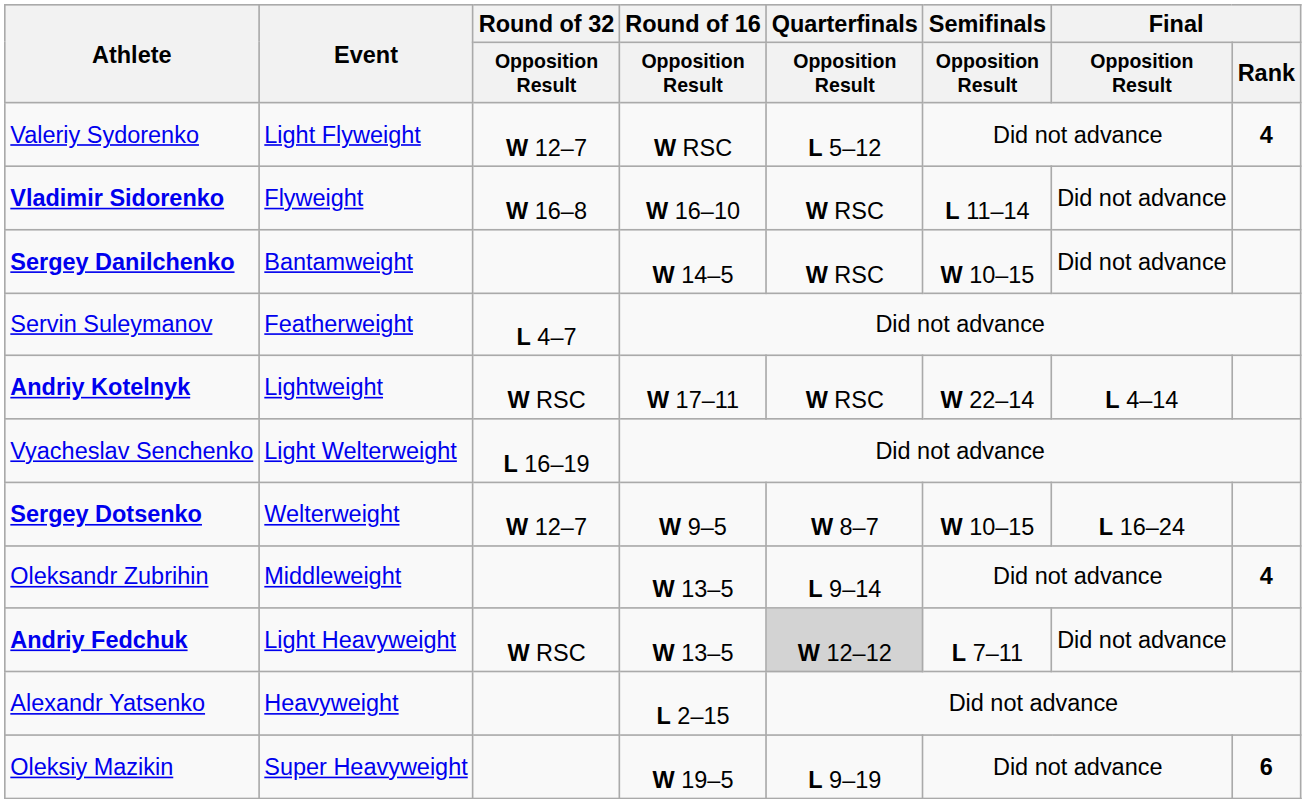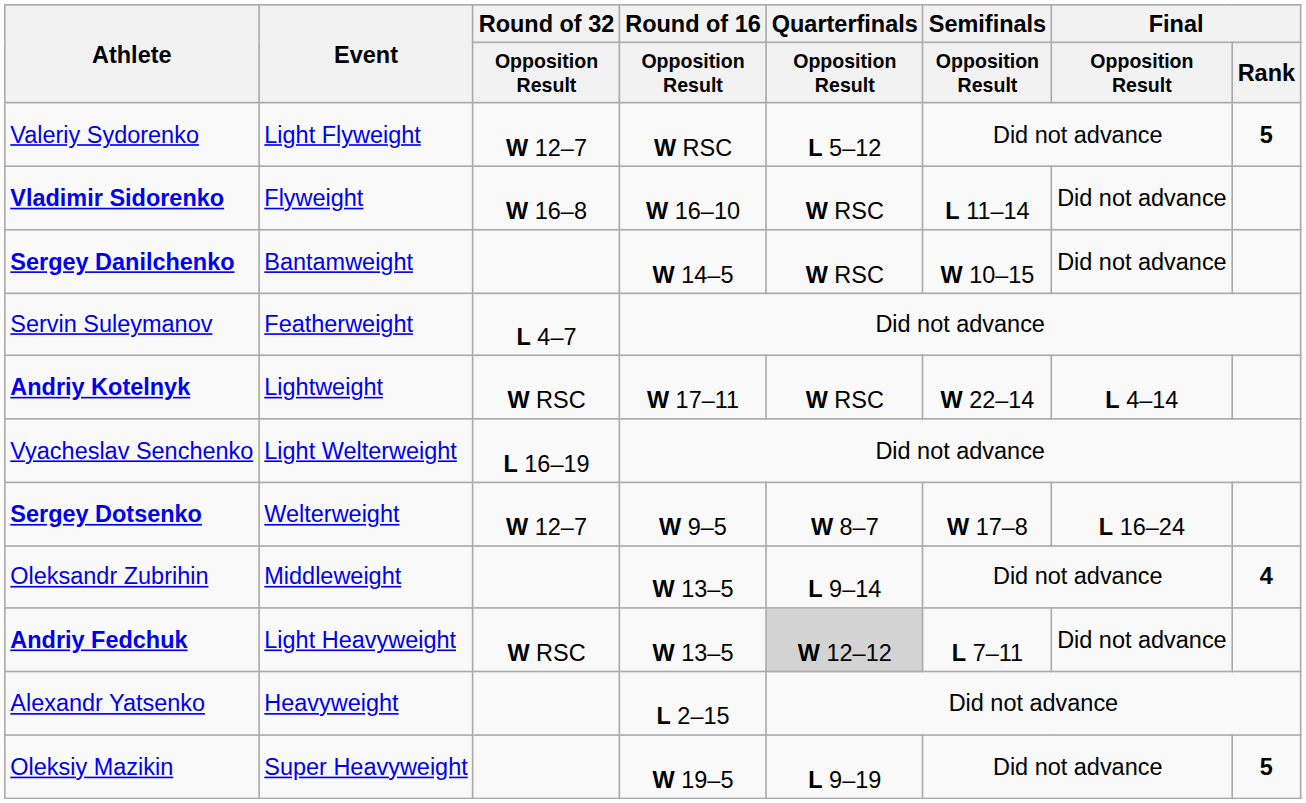(1266, 135) 4 -> (1266, 135) 5
(987, 527) W 10–15 -> (987, 527) W 17–8
(1266, 767) 6 -> (1266, 767) 5
